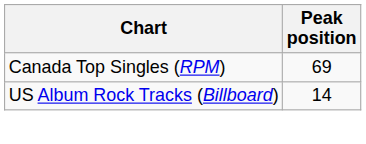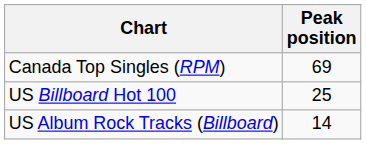+ row: (92, 95)
